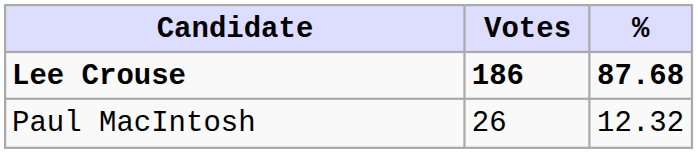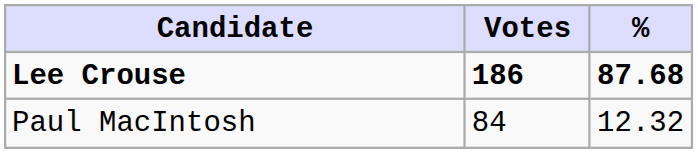(489, 123) 26 -> (489, 123) 84
